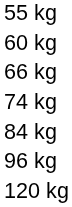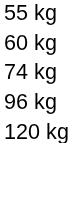- row: (30, 72)
- row: (30, 131)
